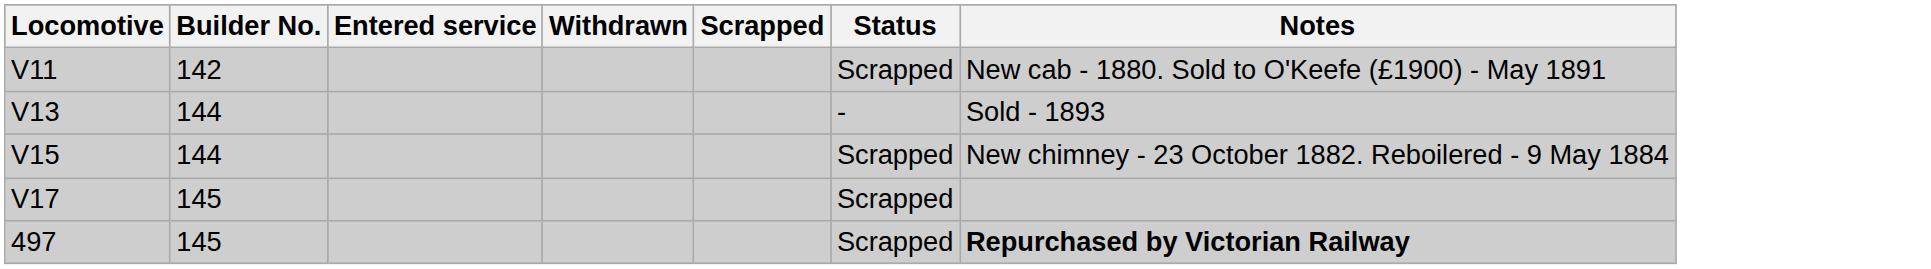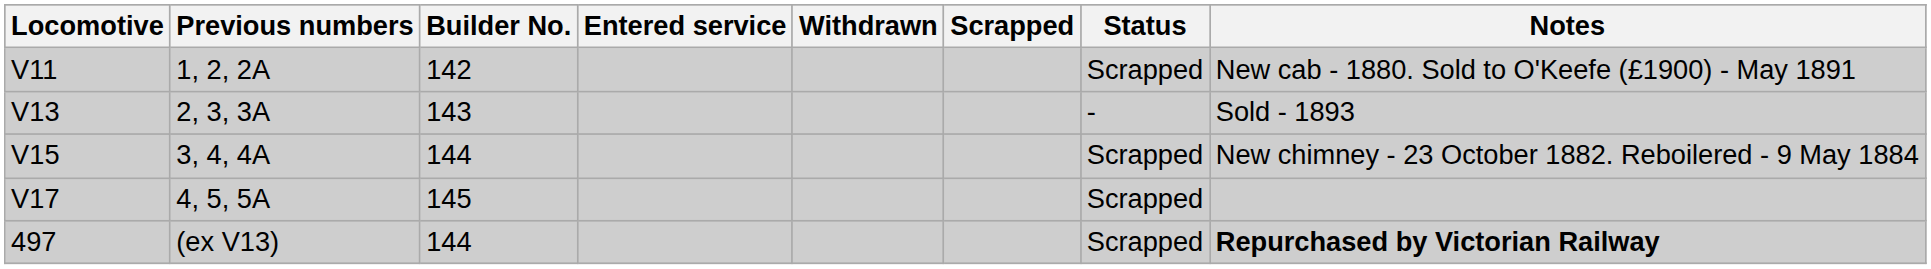+ column: (295, 26)
(199, 112) 144 -> (449, 112) 143
(199, 241) 145 -> (449, 241) 144
